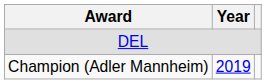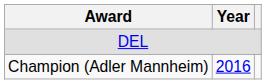(233, 66) 2019 -> (233, 66) 2016
